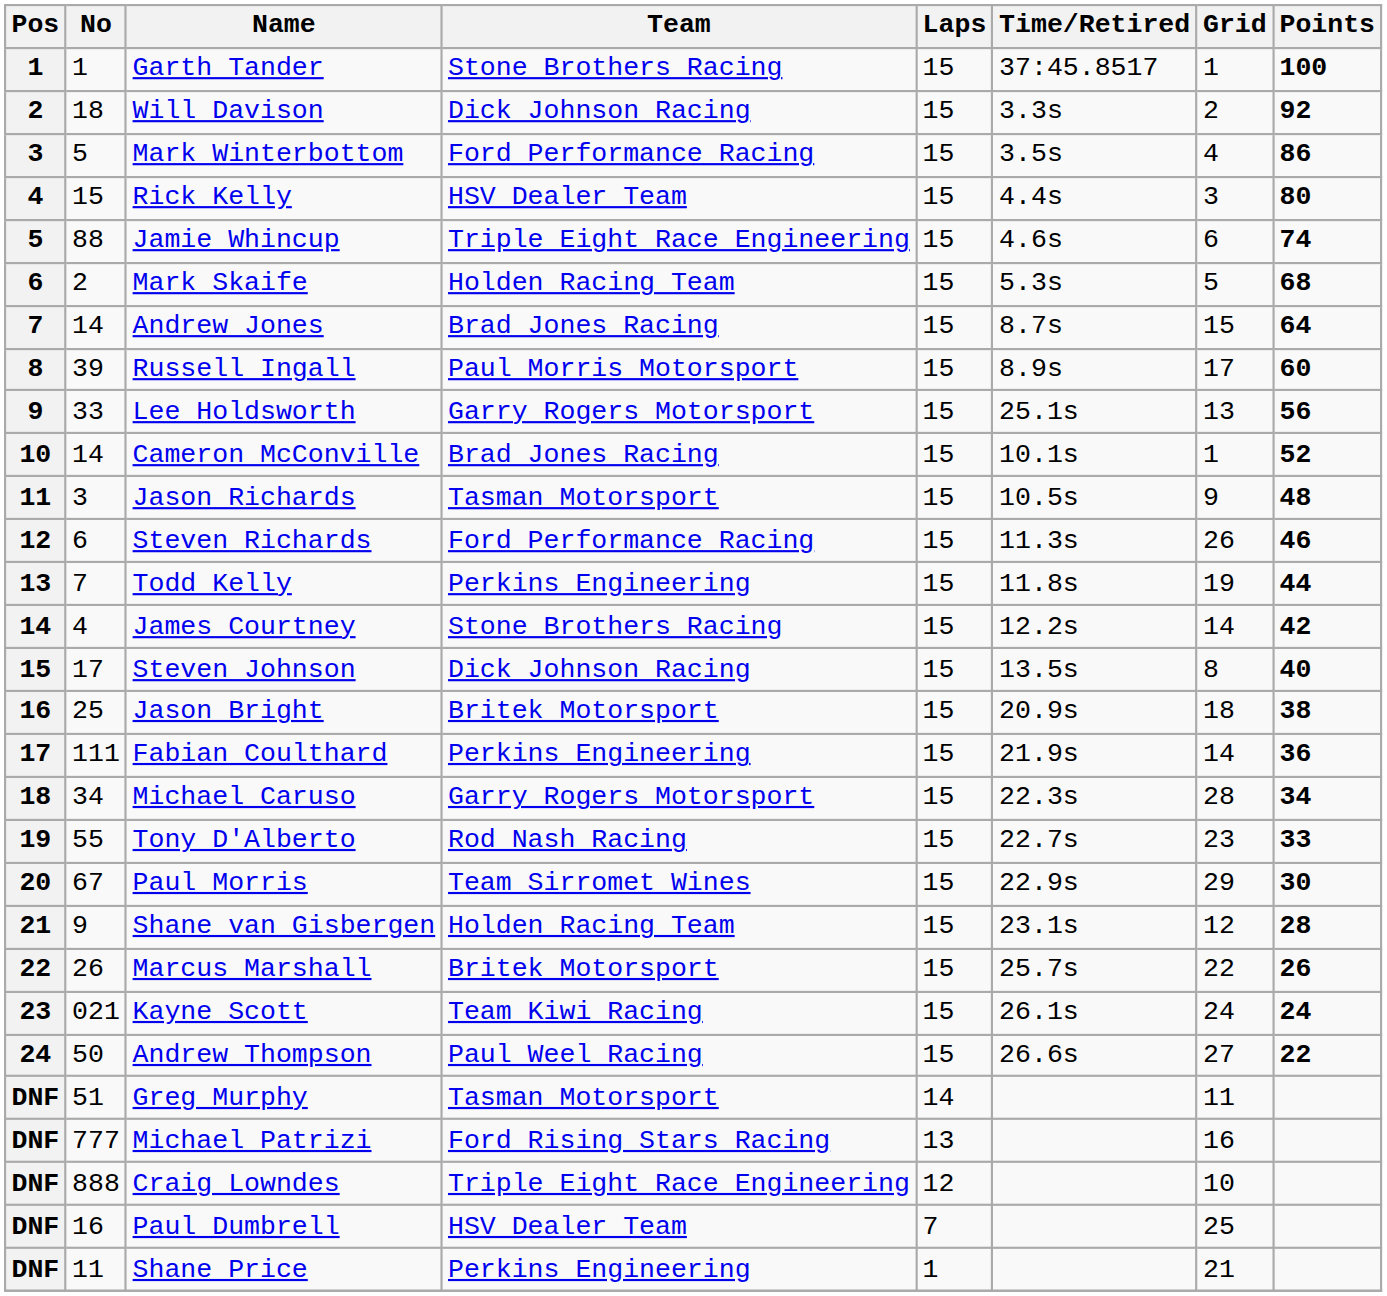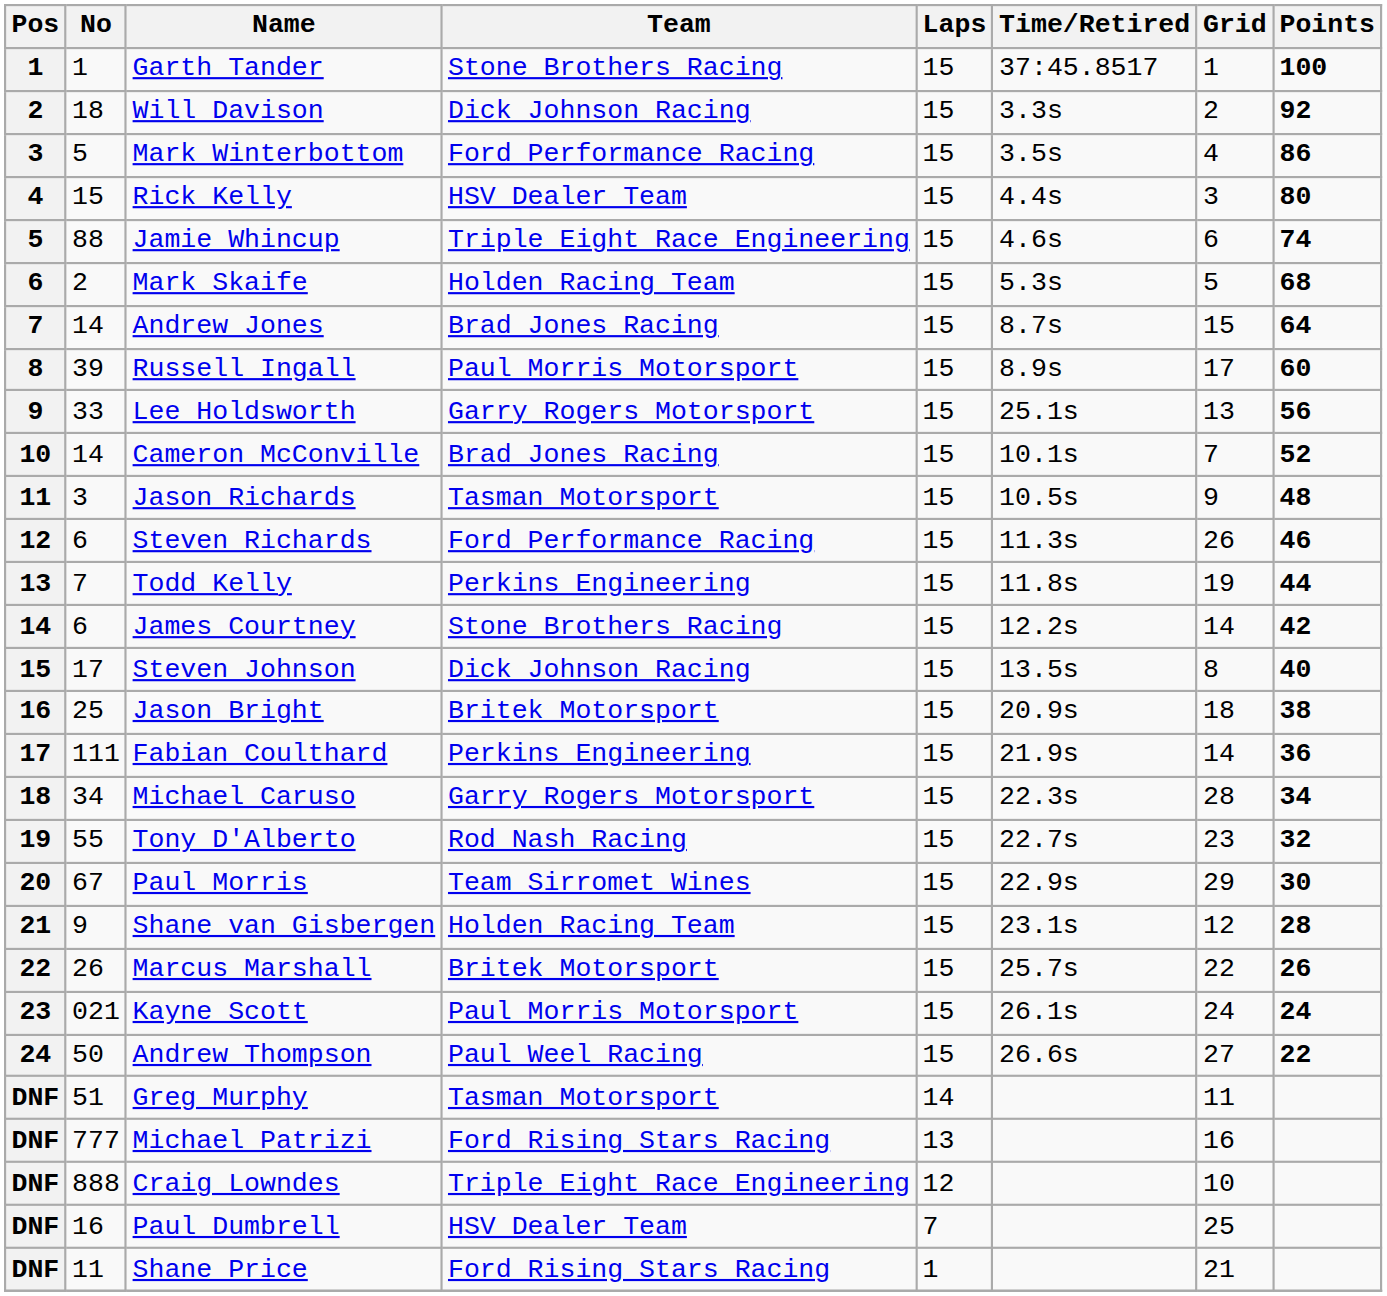(1211, 456) 1 -> (1211, 456) 7
(80, 627) 4 -> (80, 627) 6
(1295, 841) 33 -> (1295, 841) 32
(575, 1013) Team Kiwi Racing -> (623, 1013) Paul Morris Motorsport
(599, 1270) Perkins Engineering -> (639, 1270) Ford Rising Stars Racing
